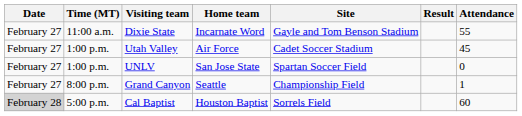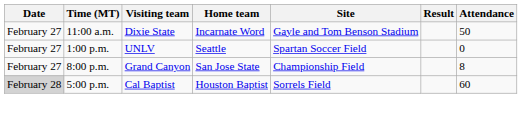(465, 31) 55 -> (465, 31) 50
- row: (151, 48)
(228, 66) San Jose State -> (211, 48) Seattle
(211, 84) Seattle -> (228, 66) San Jose State
(462, 84) 1 -> (462, 66) 8
